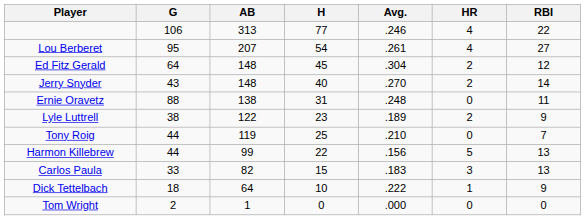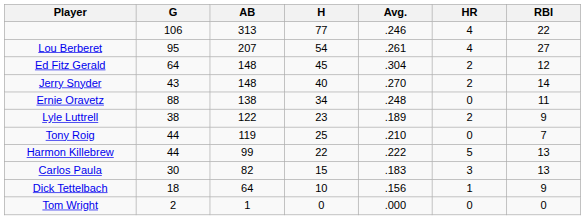(321, 100) 31 -> (321, 100) 34
(395, 153) .156 -> (395, 153) .222
(173, 170) 33 -> (173, 170) 30
(395, 188) .222 -> (395, 188) .156
